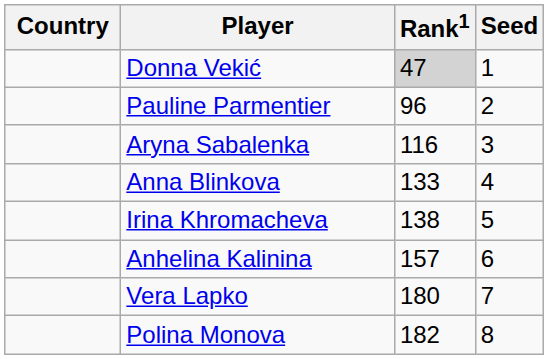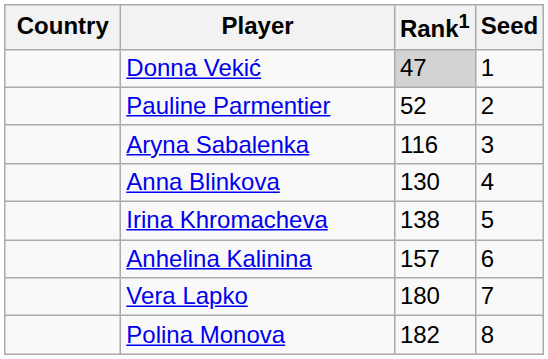(413, 106) 96 -> (413, 106) 52
(420, 182) 133 -> (420, 182) 130
